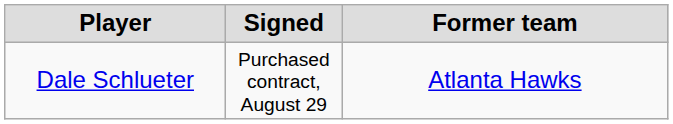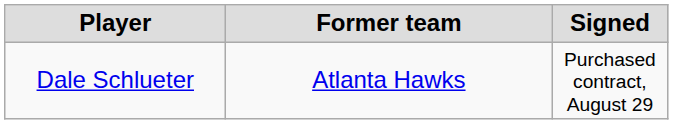columns swapped: (284, 23) <-> (505, 23)
